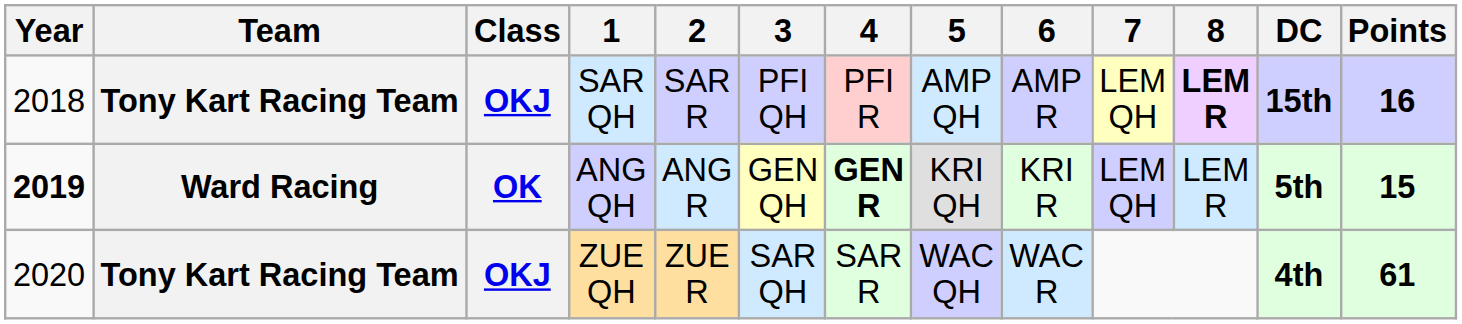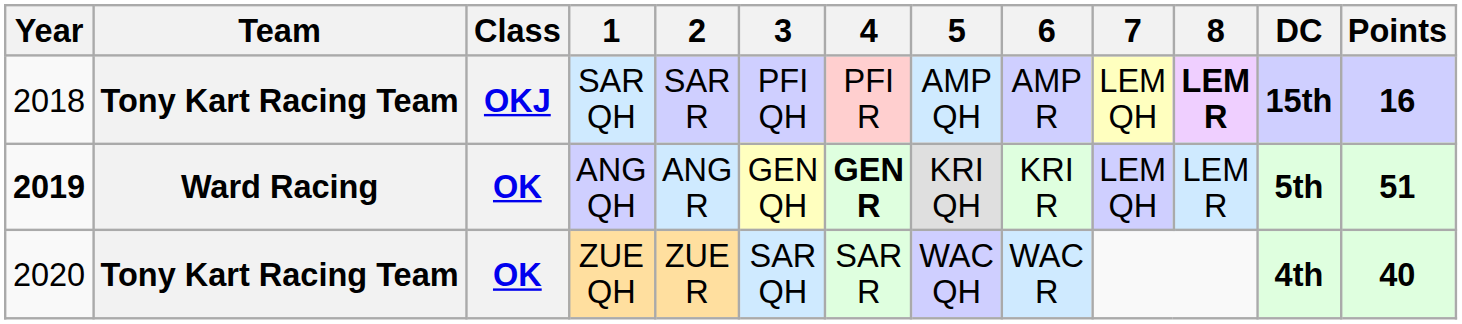(1397, 187) 15 -> (1397, 187) 51
(517, 274) OKJ -> (517, 274) OK
(1397, 274) 61 -> (1397, 274) 40
